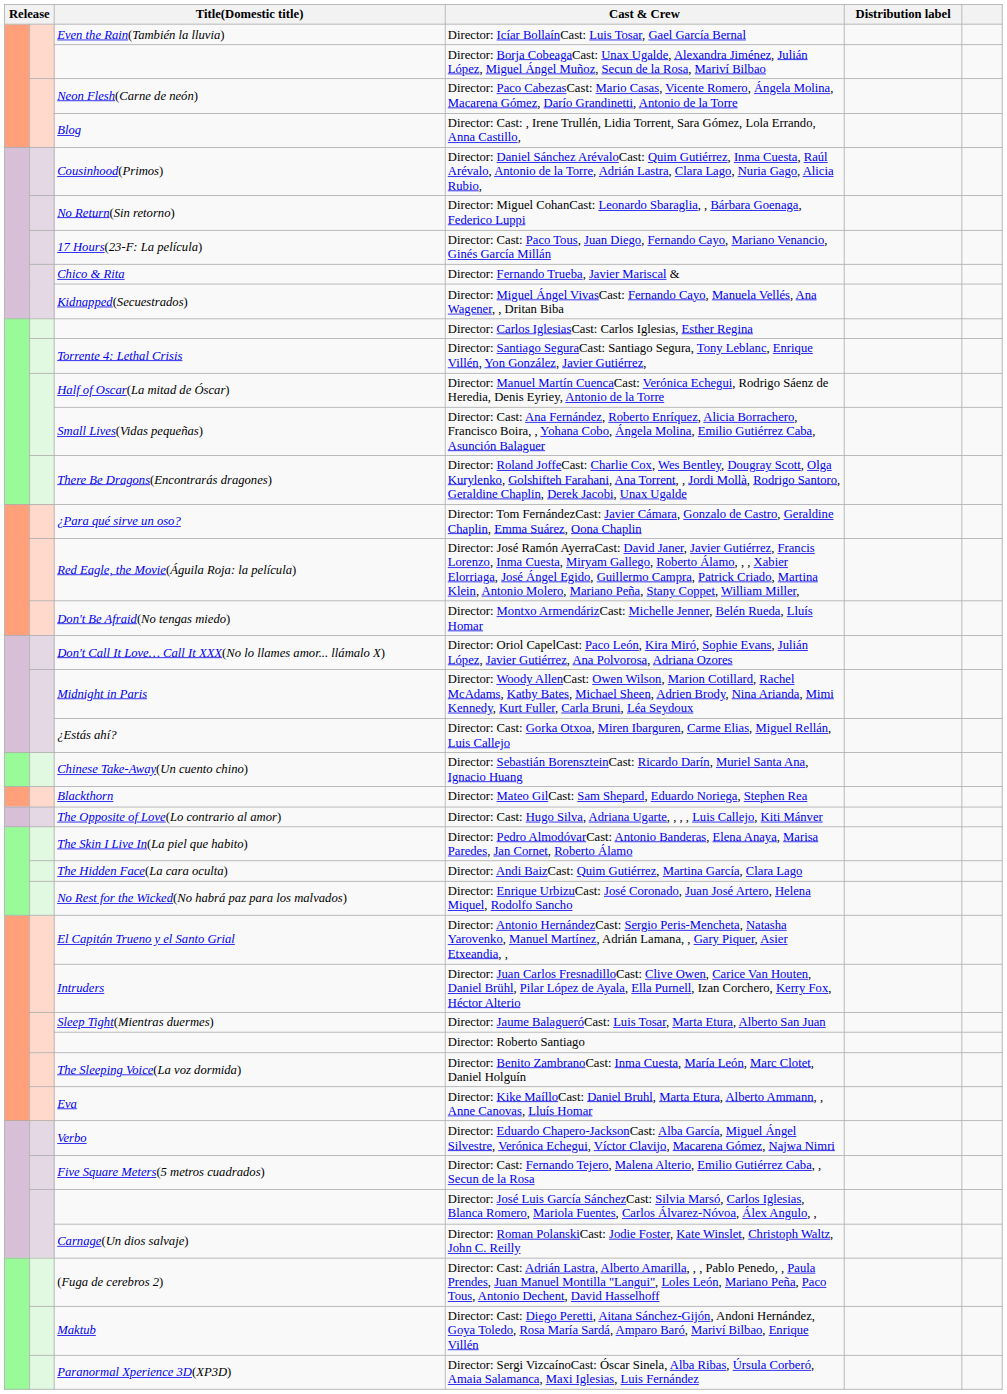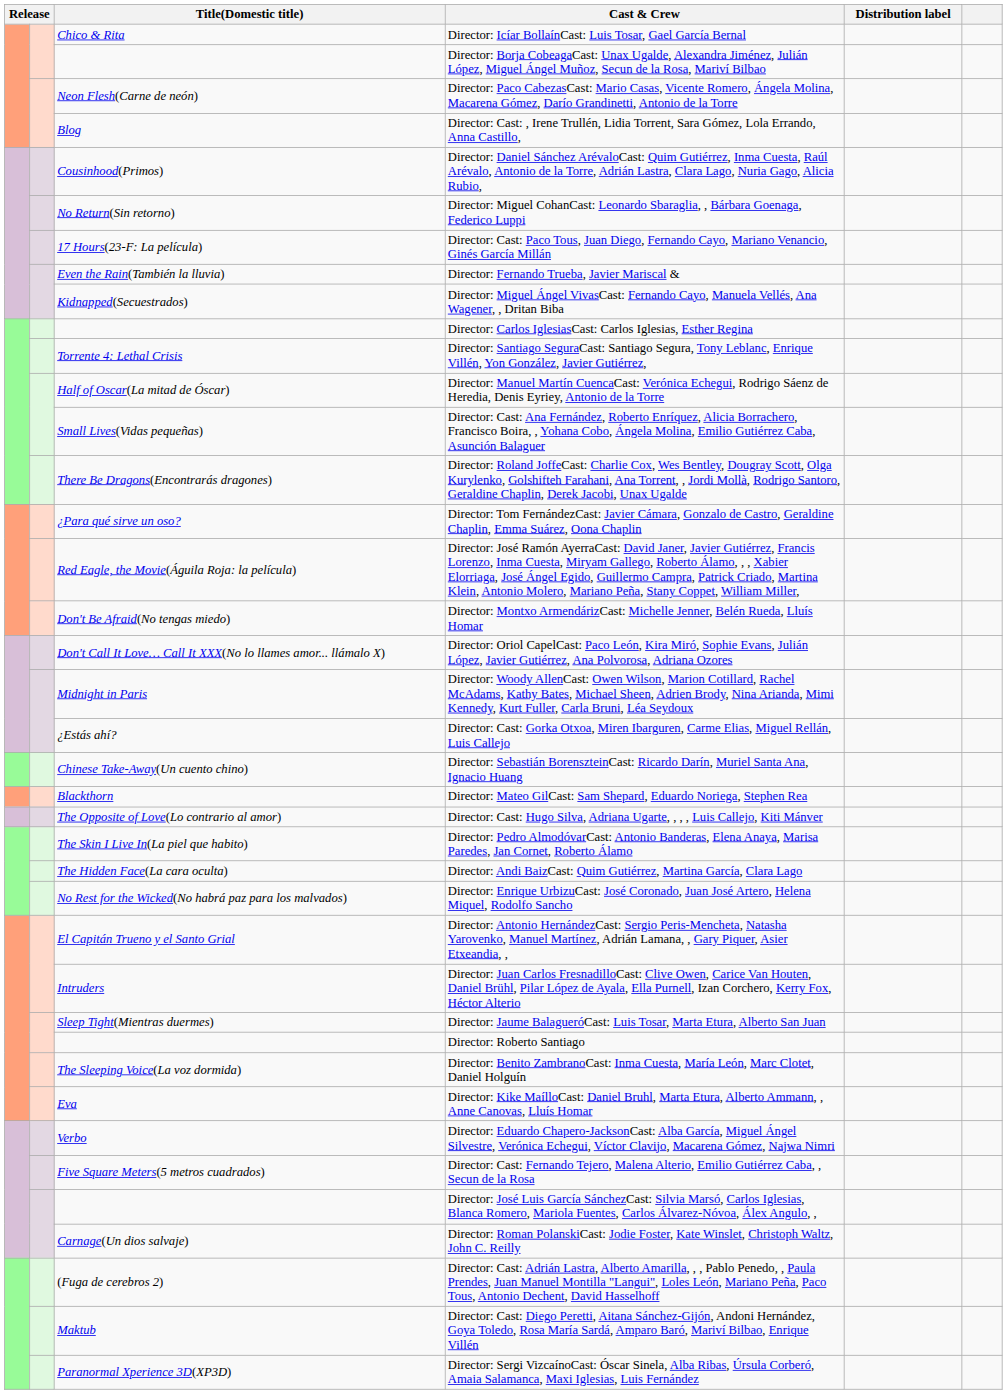(141, 34) Even the Rain(También la lluvia) -> (91, 34) Chico & Rita
(91, 274) Chico & Rita -> (141, 274) Even the Rain(También la lluvia)
